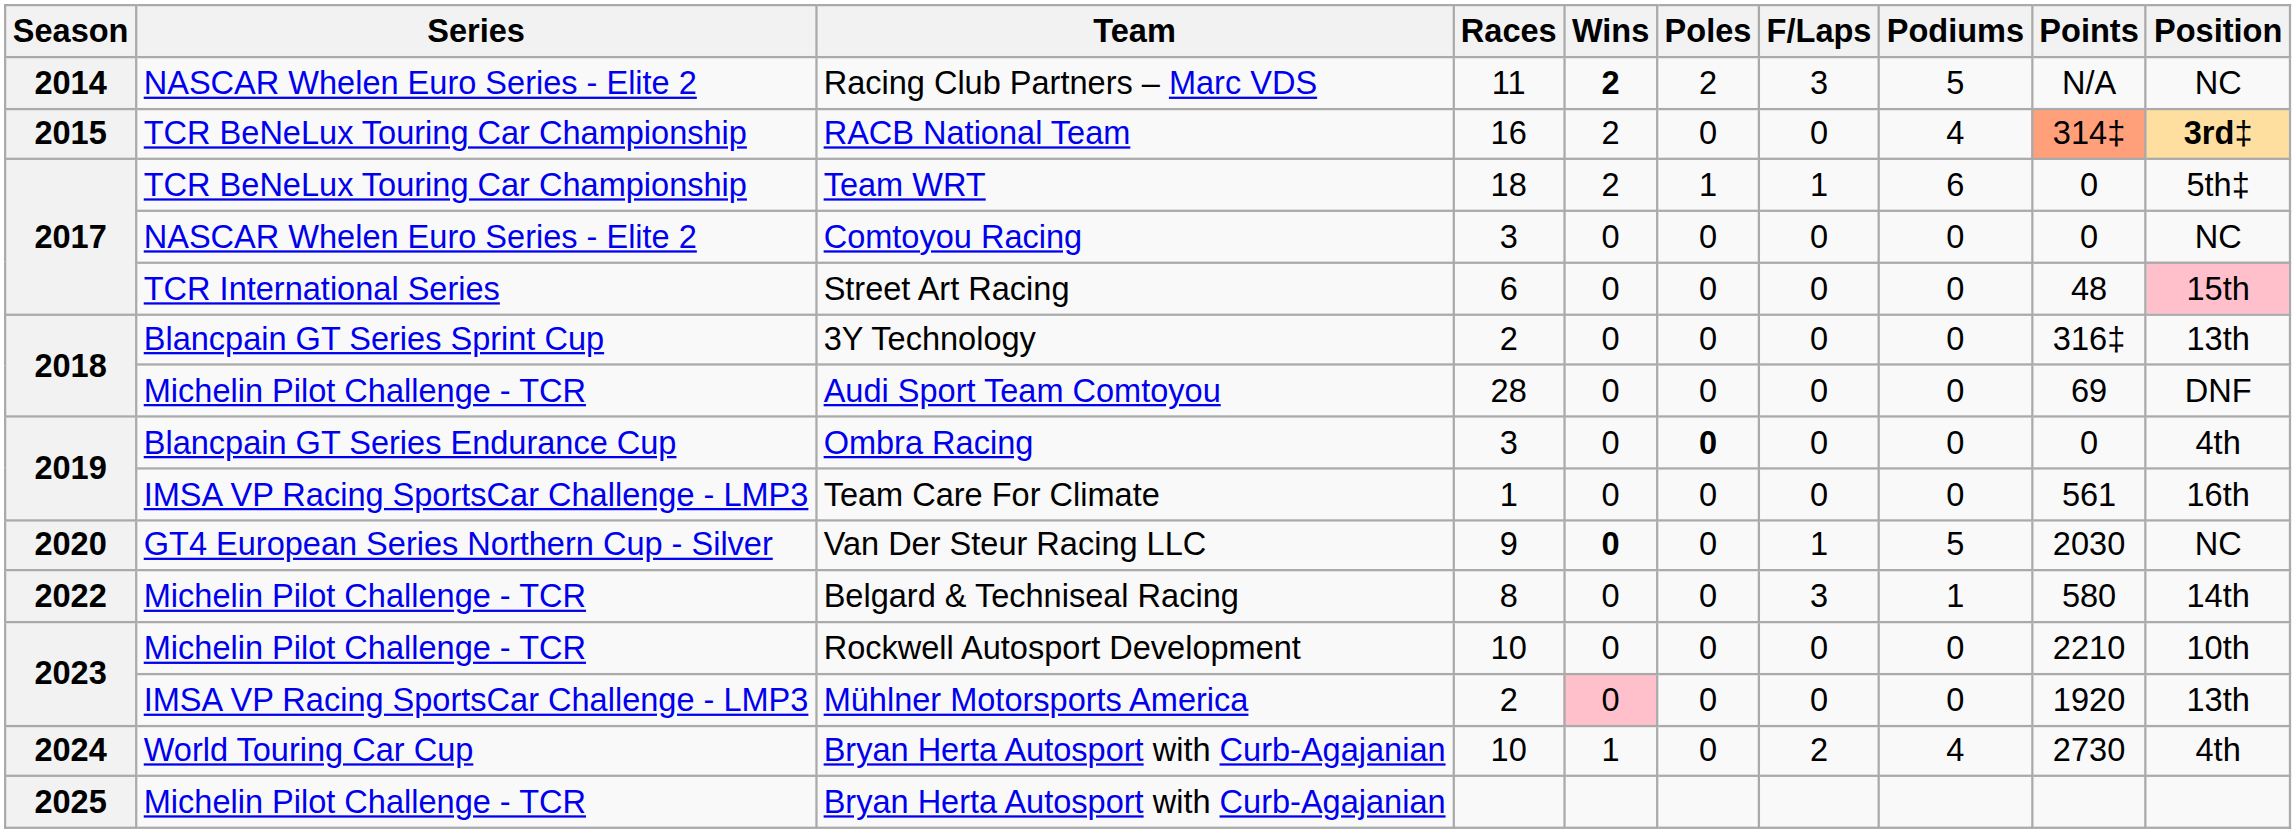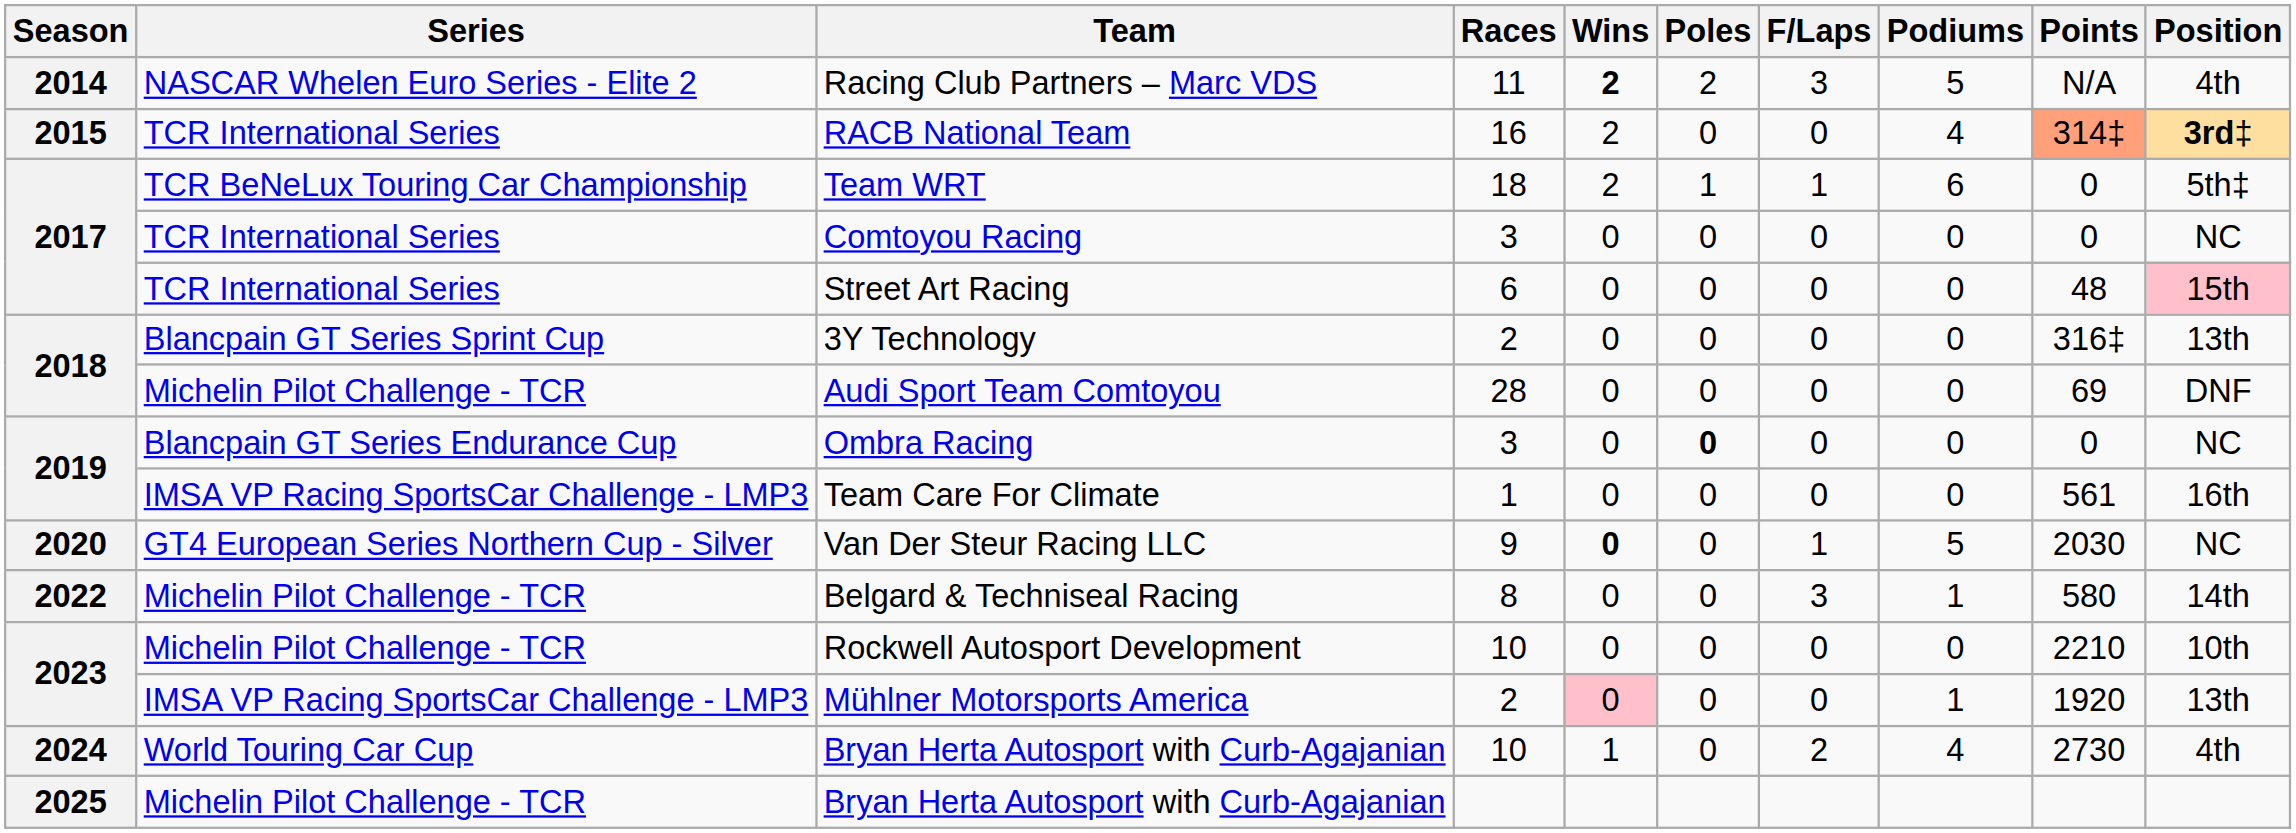(2218, 83) NC -> (2218, 83) 4th
(445, 134) TCR BeNeLux Touring Car Championship -> (322, 134) TCR International Series
(420, 237) NASCAR Whelen Euro Series - Elite 2 -> (322, 237) TCR International Series
(2218, 443) 4th -> (2218, 443) NC
(1955, 700) 0 -> (1955, 700) 1
